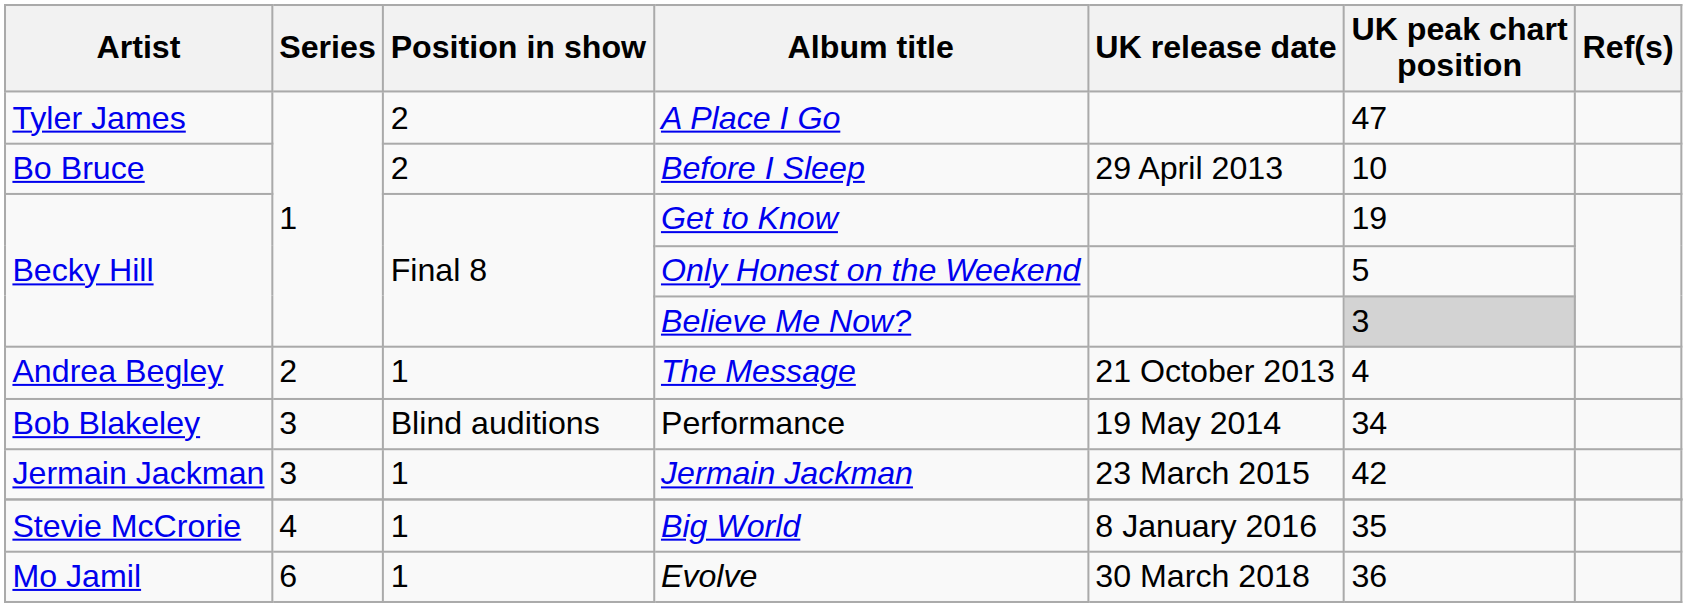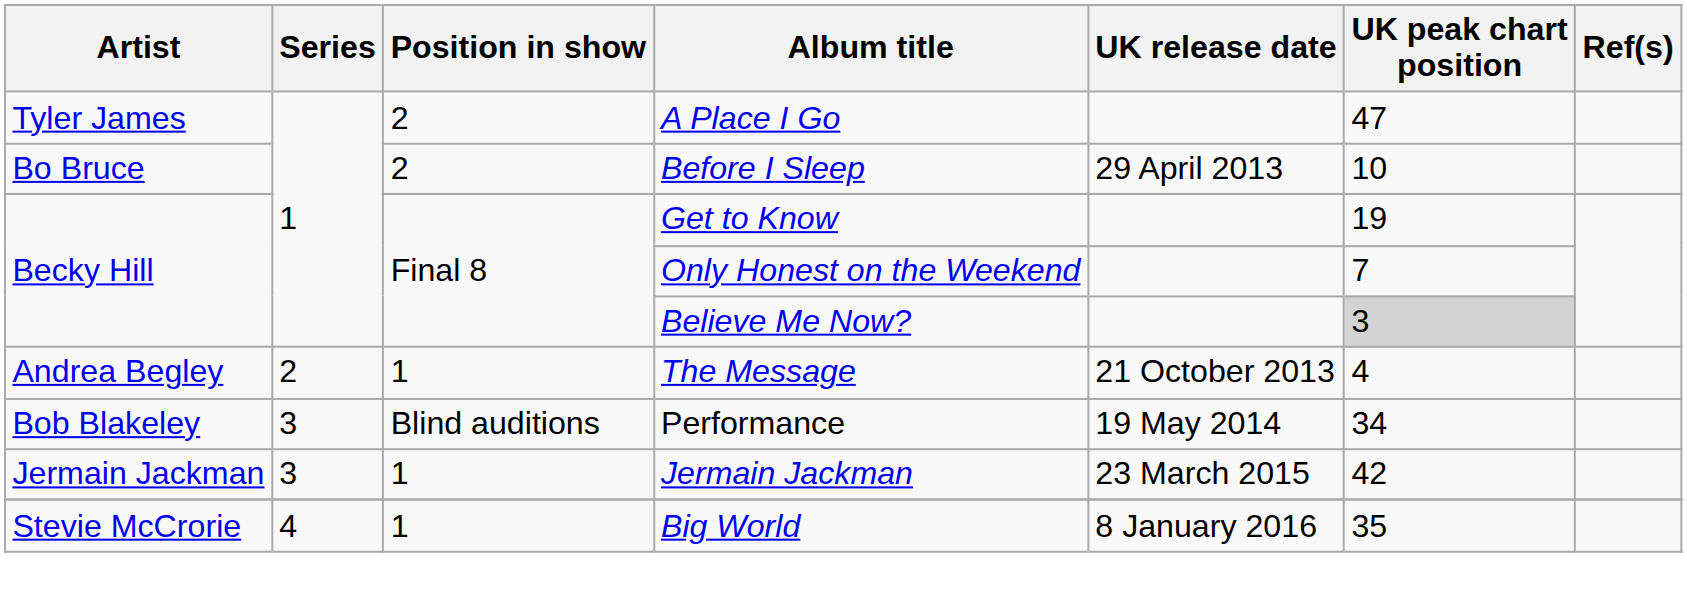(1360, 270) 5 -> (1360, 270) 7
- row: (709, 576)
